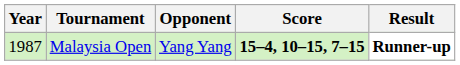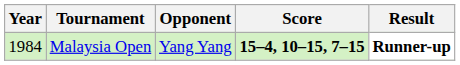(25, 46) 1987 -> (25, 46) 1984
